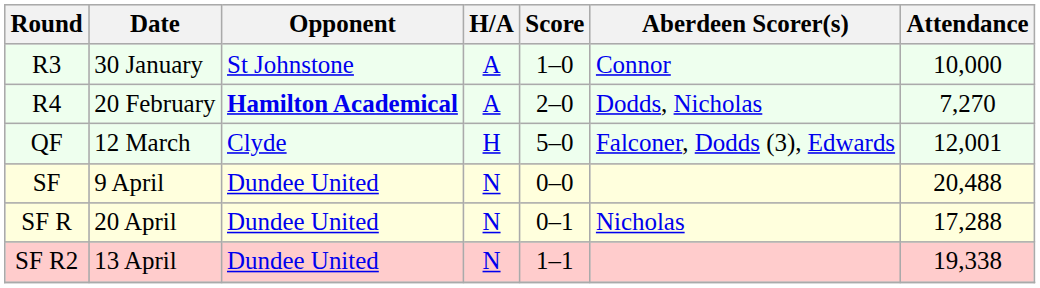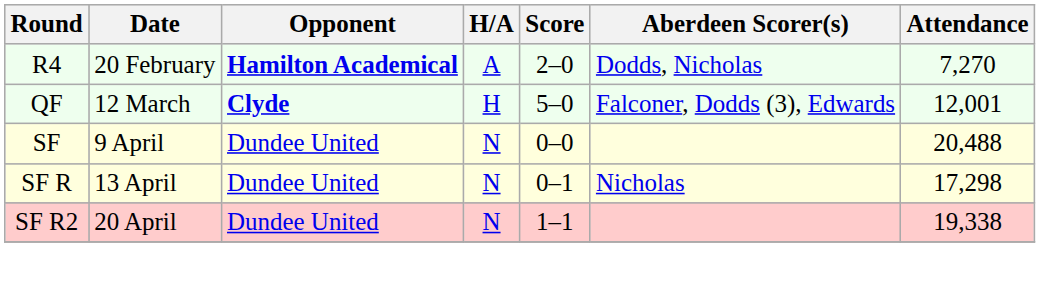- row: (47, 63)
(257, 143) normal -> (258, 103) bold
(135, 222) 20 April -> (135, 182) 13 April
(968, 222) 17,288 -> (968, 182) 17,298
(135, 261) 13 April -> (135, 222) 20 April
